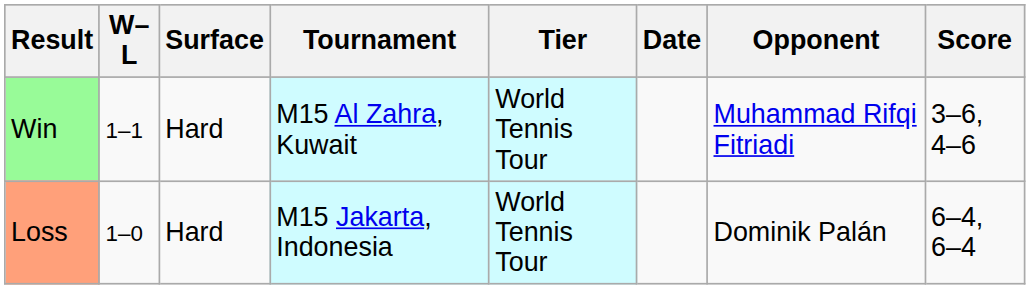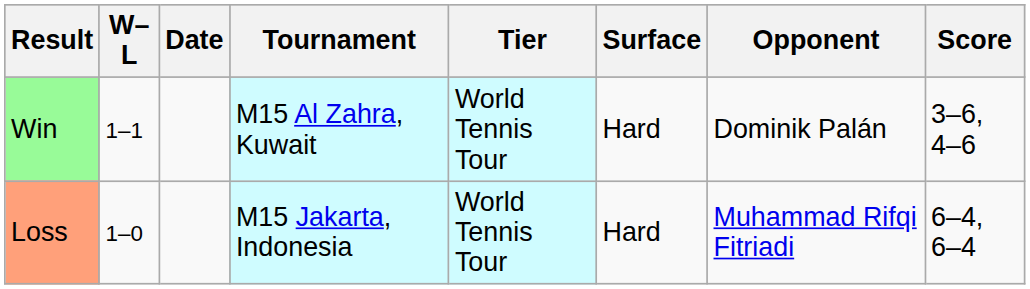columns swapped: (672, 40) <-> (215, 40)
(815, 128) Muhammad Rifqi Fitriadi -> (800, 128) Dominik Palán
(800, 232) Dominik Palán -> (815, 232) Muhammad Rifqi Fitriadi
